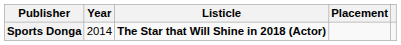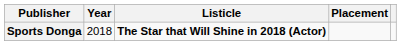(99, 31) 2014 -> (99, 31) 2018
